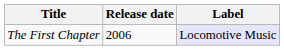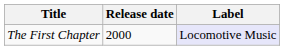(119, 34) 2006 -> (119, 34) 2000
